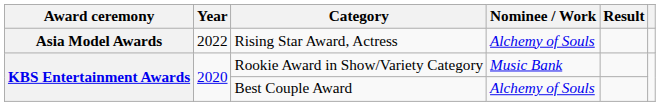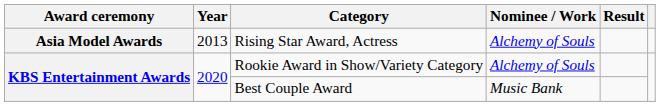(212, 40) 2022 -> (212, 40) 2013
(526, 64) Music Bank -> (542, 64) Alchemy of Souls
(542, 88) Alchemy of Souls -> (526, 88) Music Bank
